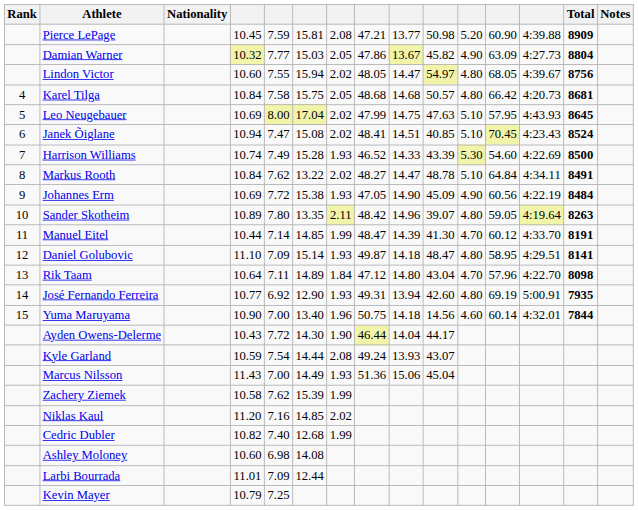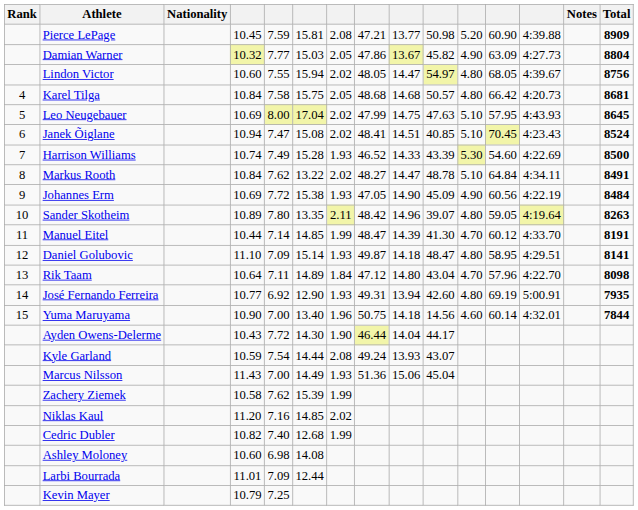columns swapped: (581, 14) <-> (615, 14)
